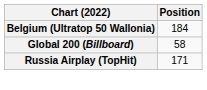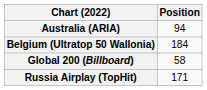+ row: (81, 28)
